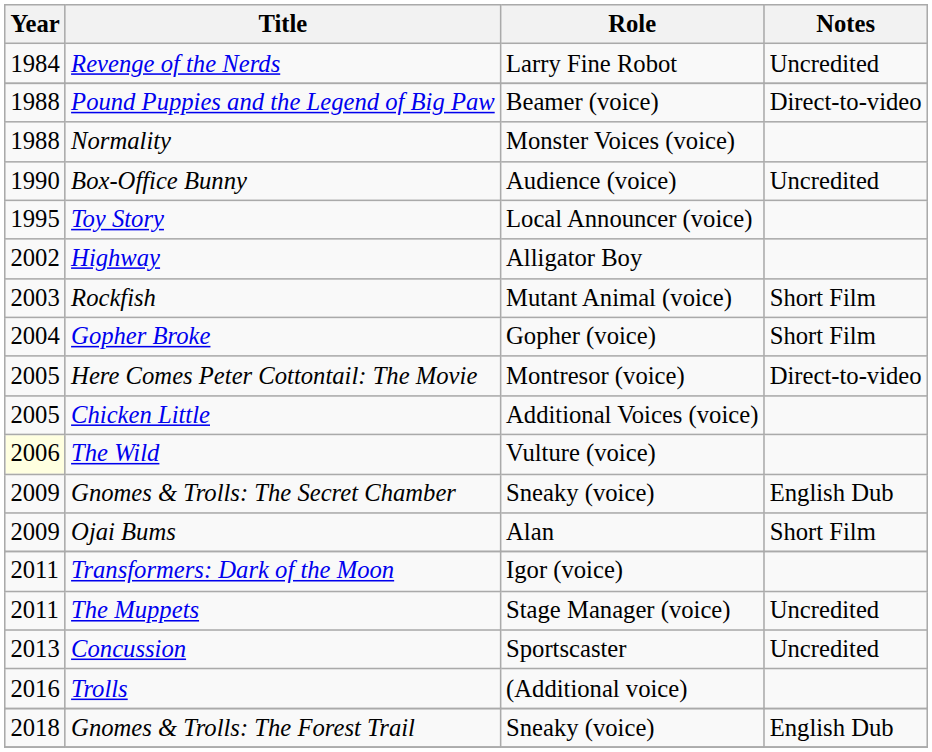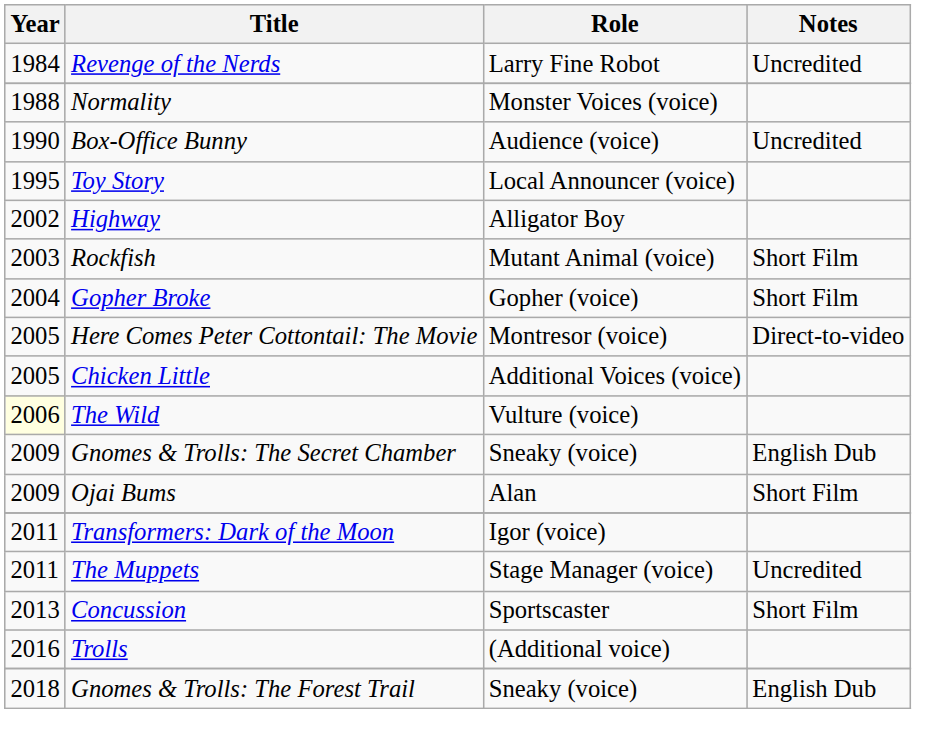- row: (283, 102)
(824, 649) Uncredited -> (805, 610) Short Film
